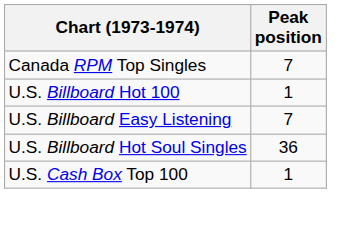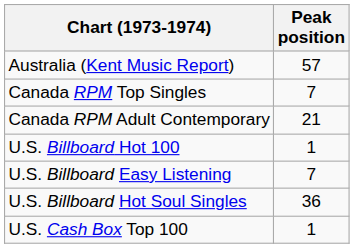+ row: (121, 65)
+ row: (139, 119)
